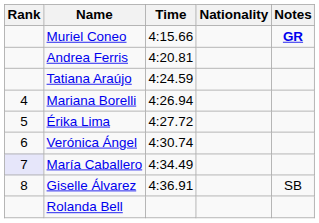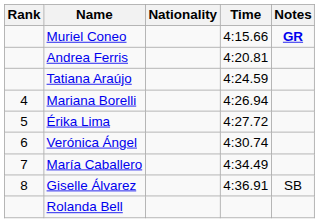columns swapped: (234, 15) <-> (171, 15)
(24, 164) lavender background -> (24, 164) no background
